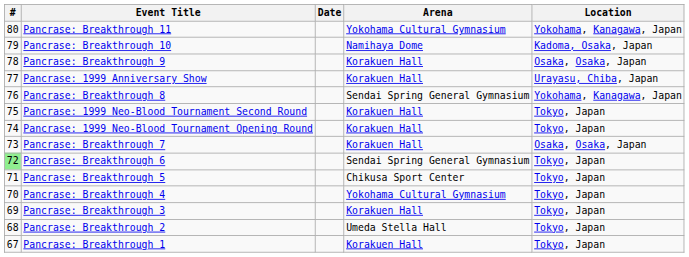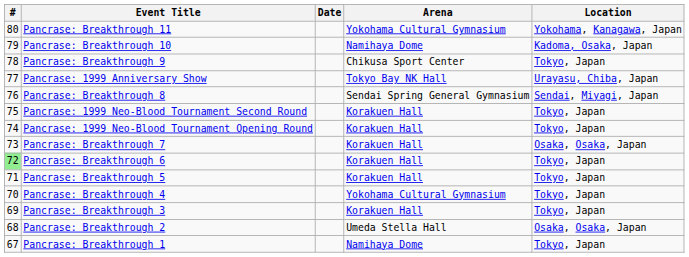(385, 62) Korakuen Hall -> (405, 62) Chikusa Sport Center
(590, 62) Osaka, Osaka, Japan -> (570, 62) Tokyo, Japan
(385, 78) Korakuen Hall -> (396, 78) Tokyo Bay NK Hall
(608, 95) Yokohama, Kanagawa, Japan -> (596, 95) Sendai, Miyagi, Japan
(438, 161) Sendai Spring General Gymnasium -> (385, 161) Korakuen Hall
(405, 177) Chikusa Sport Center -> (385, 177) Korakuen Hall
(570, 227) Tokyo, Japan -> (590, 227) Osaka, Osaka, Japan
(385, 244) Korakuen Hall -> (385, 244) Namihaya Dome
